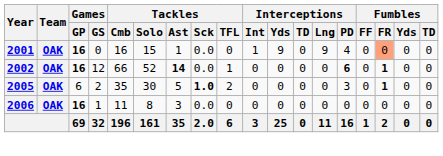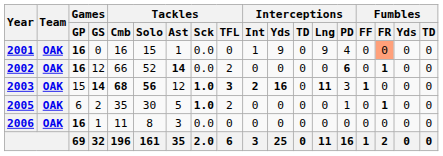(229, 68) 1 -> (229, 68) 2
+ row: (21, 86)
(347, 86) 3 -> (347, 105) 1
